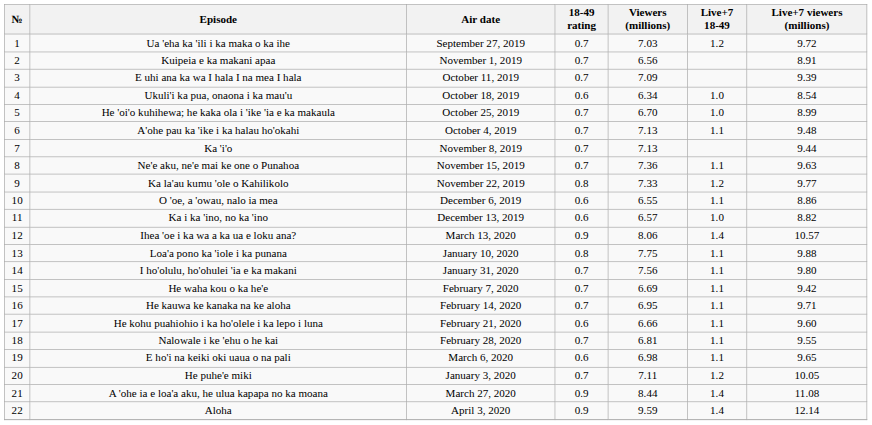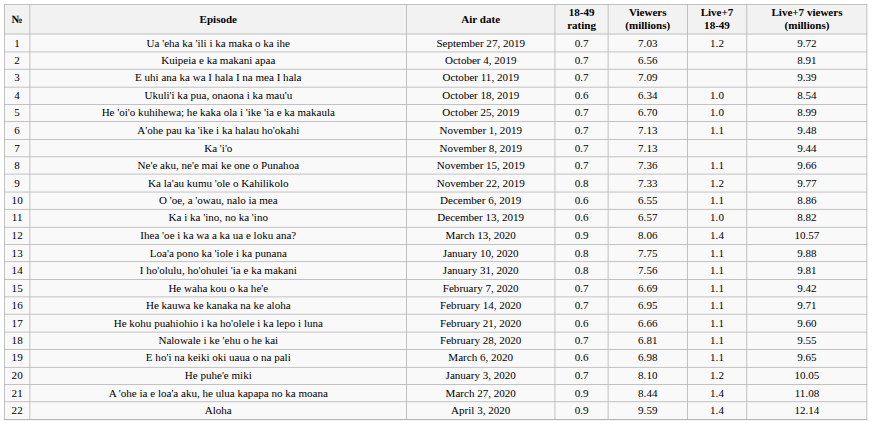(481, 60) November 1, 2019 -> (481, 60) October 4, 2019
(481, 130) October 4, 2019 -> (481, 130) November 1, 2019
(807, 165) 9.63 -> (807, 165) 9.66
(582, 270) 0.7 -> (582, 270) 0.8
(807, 270) 9.80 -> (807, 270) 9.81
(648, 375) 7.11 -> (648, 375) 8.10
